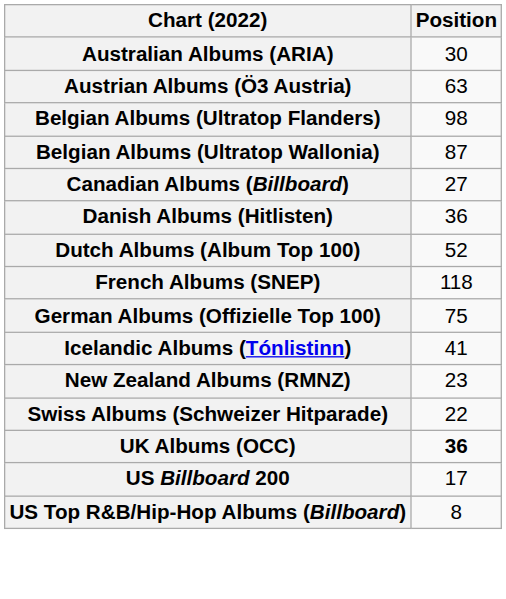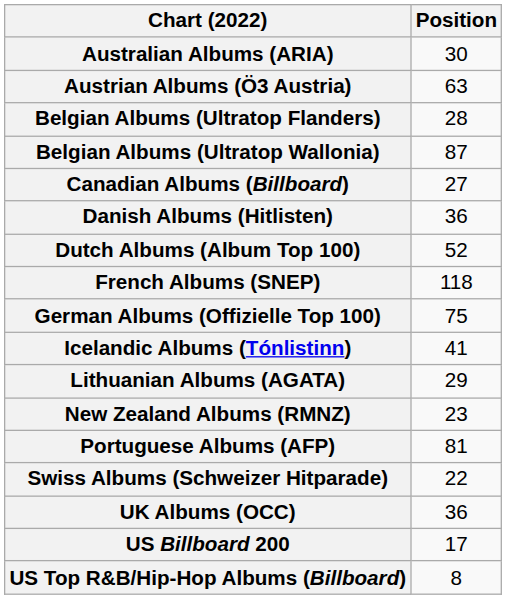(456, 119) 98 -> (456, 119) 28
+ row: (208, 380)
+ row: (208, 446)
(456, 446) bold -> (456, 511) normal
